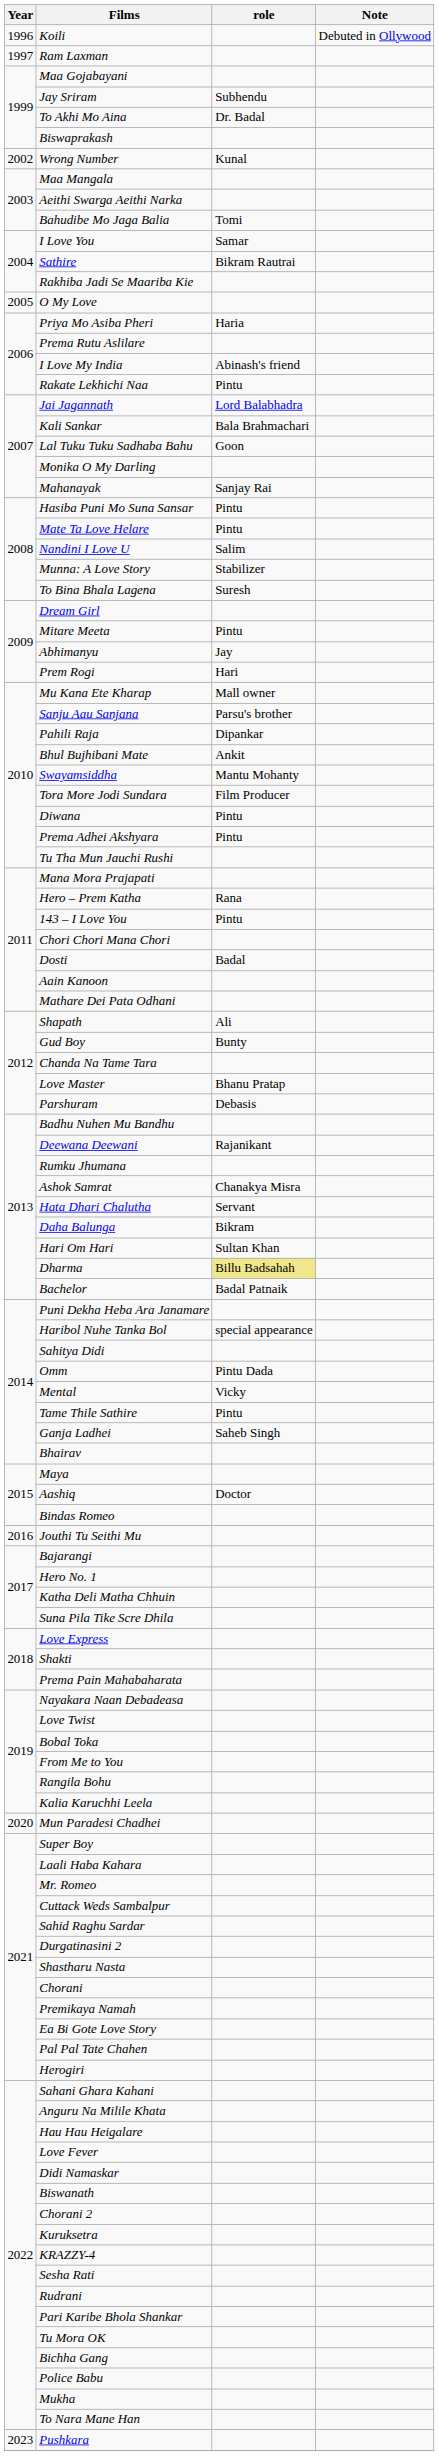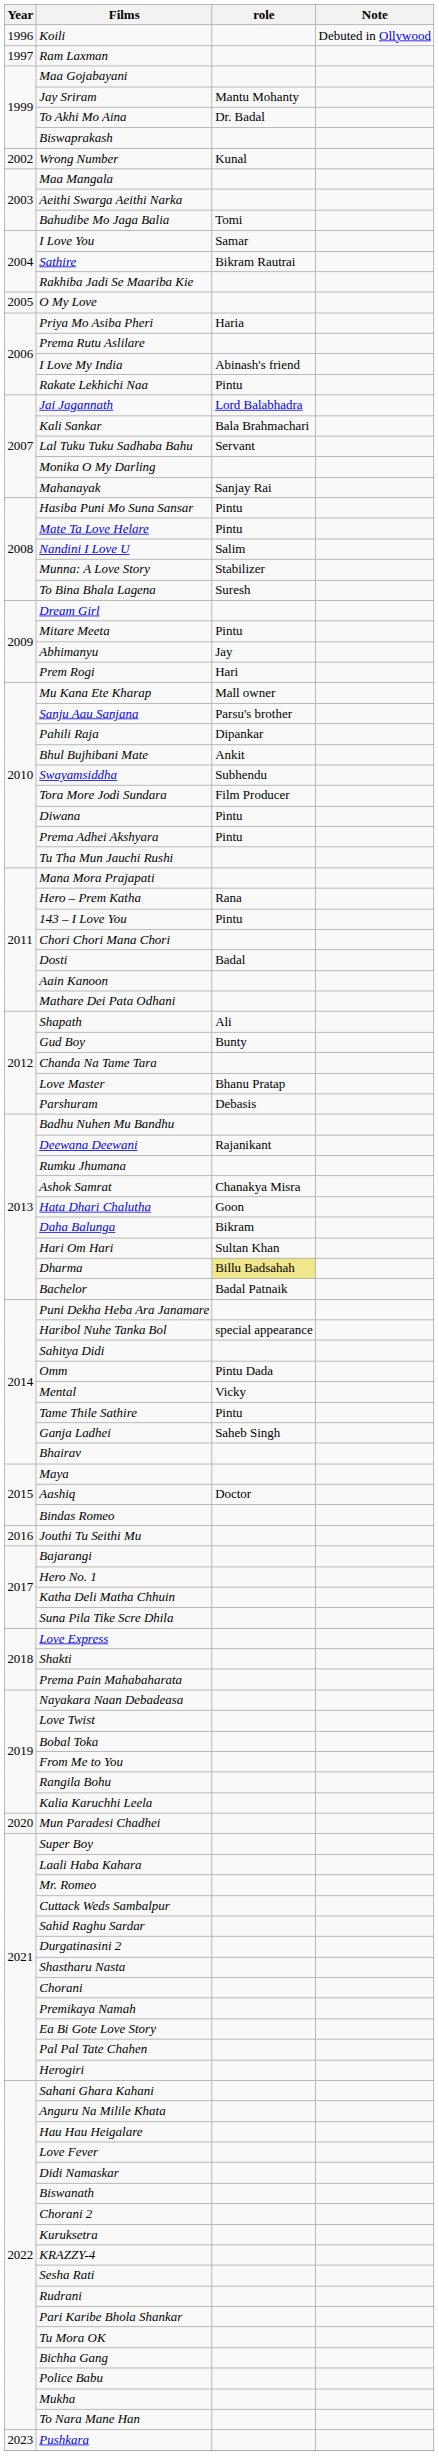(241, 96) Subhendu -> (257, 96) Mantu Mohanty
(230, 446) Goon -> (235, 446) Servant
(257, 775) Mantu Mohanty -> (241, 775) Subhendu
(235, 1206) Servant -> (230, 1206) Goon
